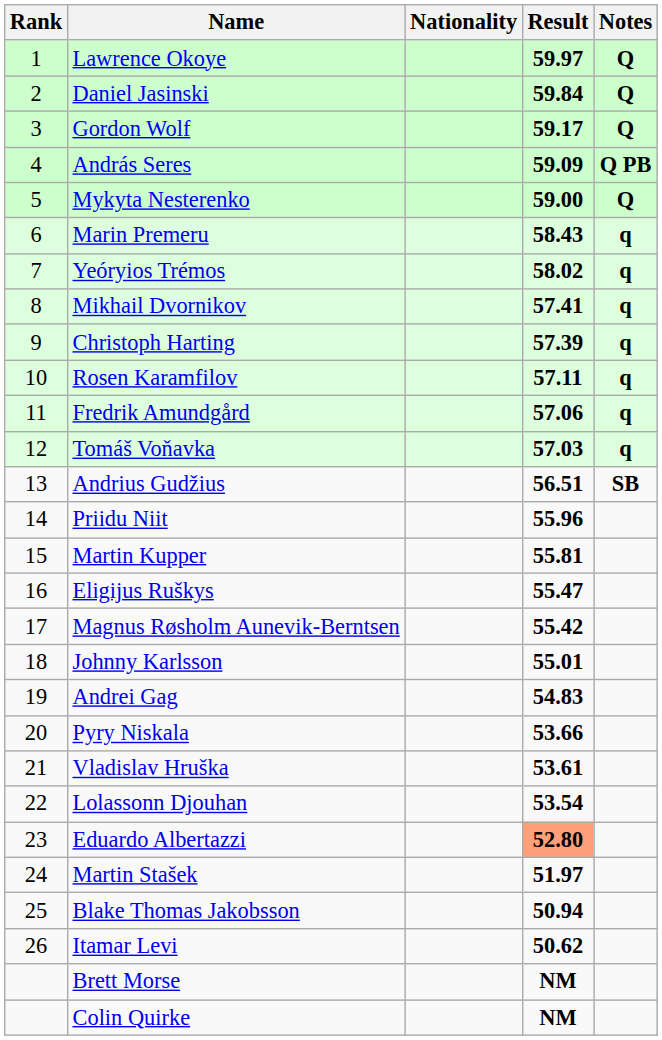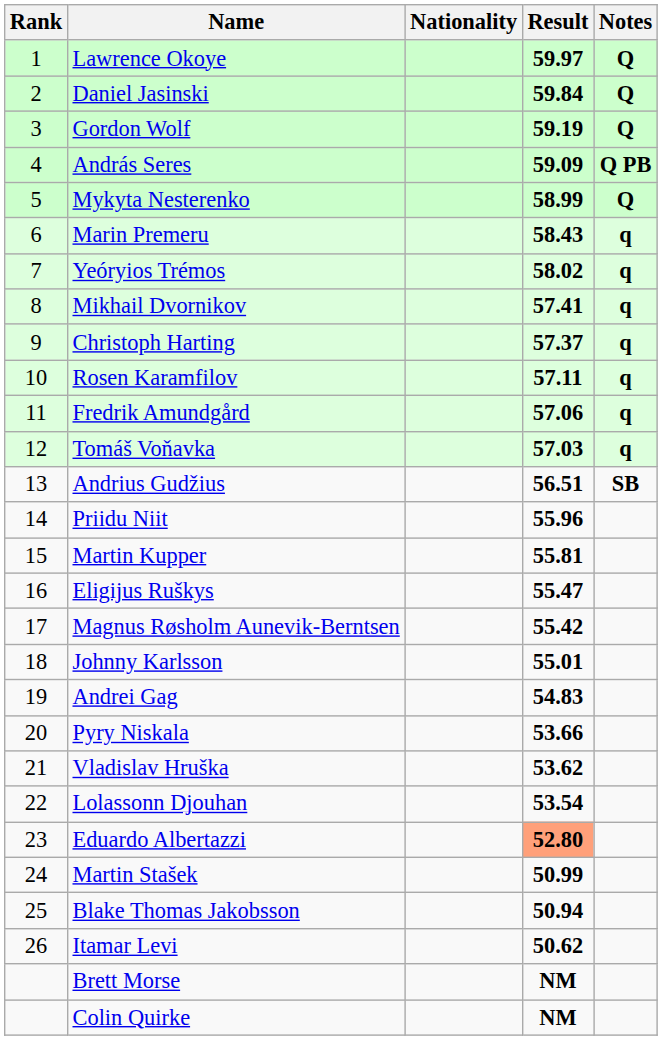(558, 128) 59.17 -> (558, 128) 59.19
(558, 199) 59.00 -> (558, 199) 58.99
(558, 341) 57.39 -> (558, 341) 57.37
(558, 768) 53.61 -> (558, 768) 53.62
(558, 874) 51.97 -> (558, 874) 50.99
